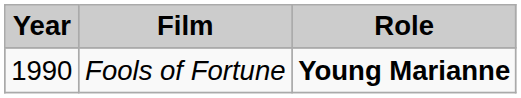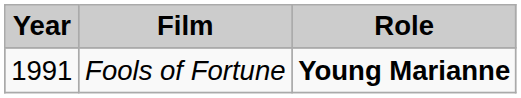(42, 69) 1990 -> (42, 69) 1991
